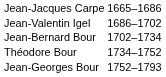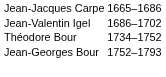- row: (50, 38)
